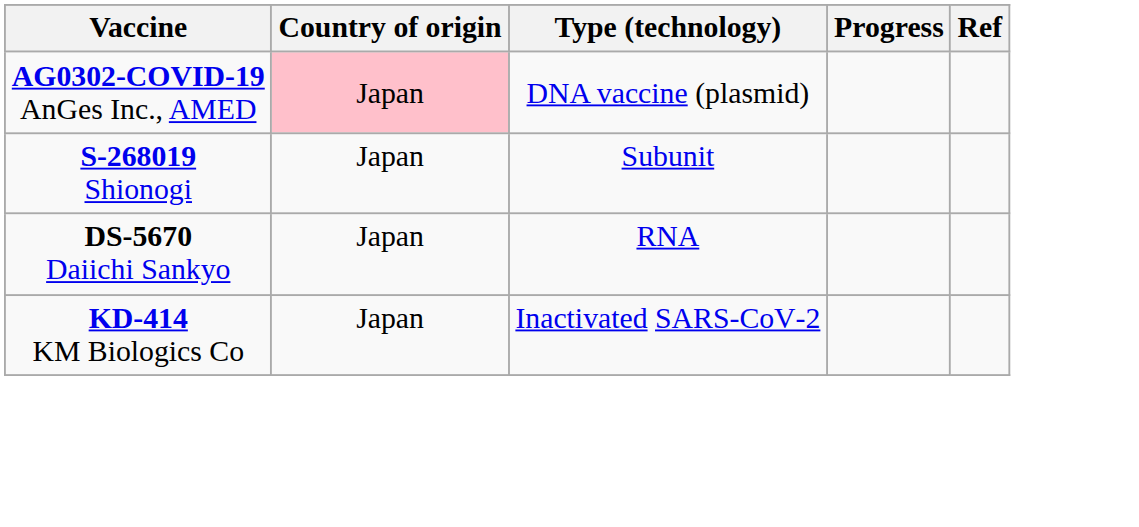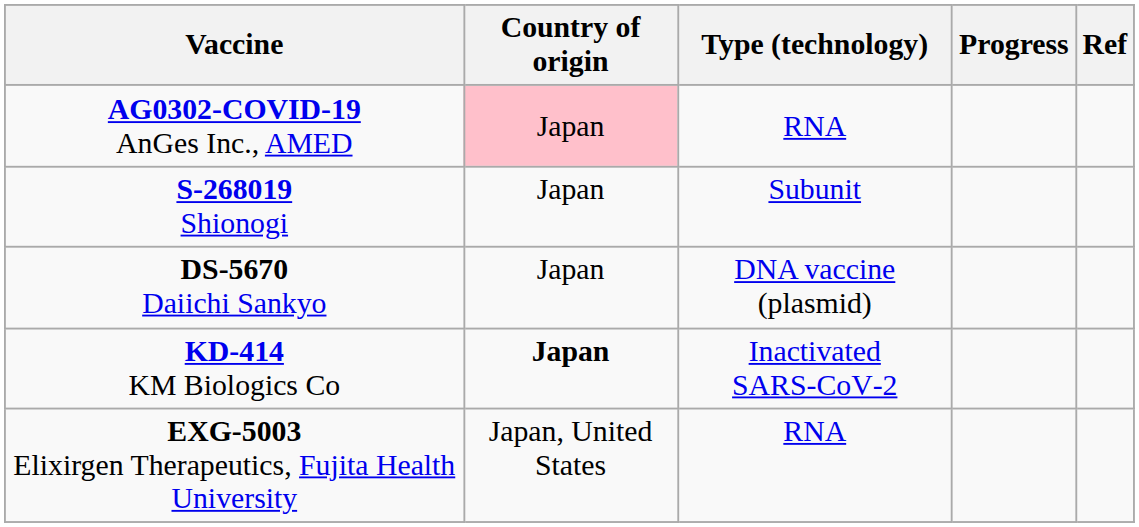(668, 92) DNA vaccine (plasmid) -> (815, 125) RNA
(668, 236) RNA -> (815, 286) DNA vaccine (plasmid)
(390, 317) normal -> (571, 350) bold
+ row: (234, 464)
